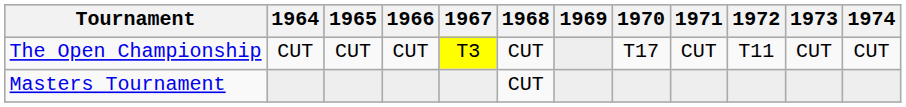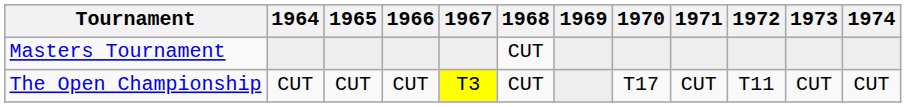rows swapped: (118, 86) <-> (136, 54)
